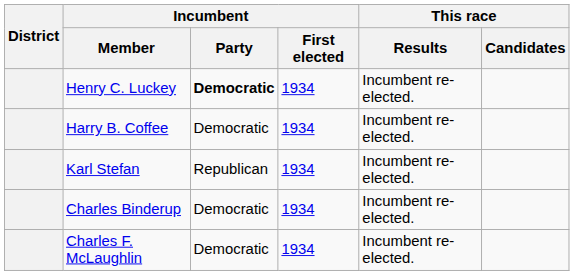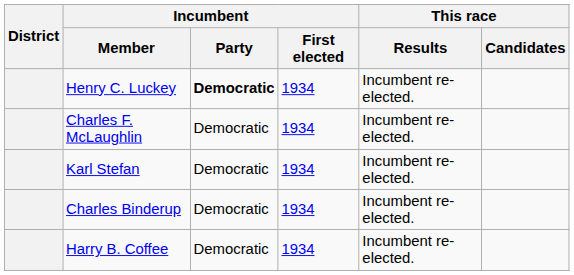rows swapped: (104, 249) <-> (117, 128)
(231, 169) Republican -> (231, 169) Democratic
